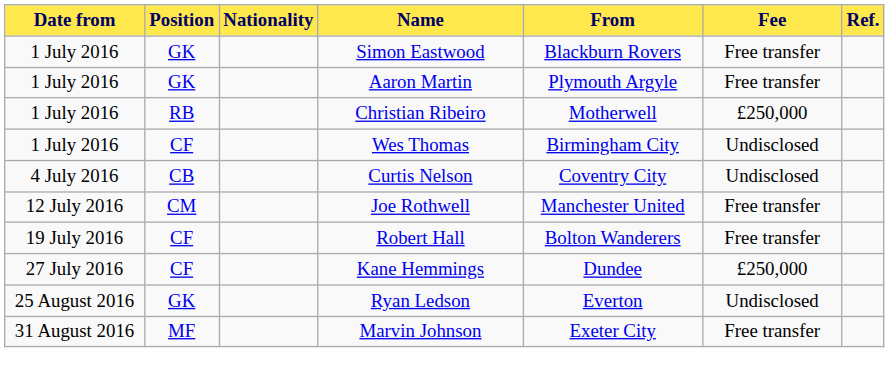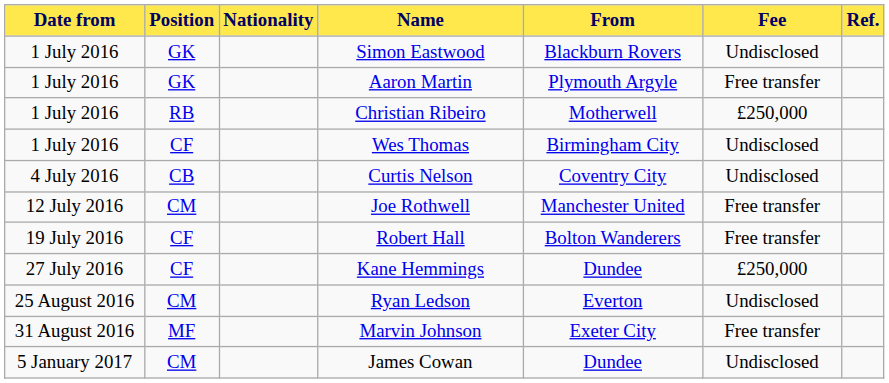(772, 51) Free transfer -> (772, 51) Undisclosed
(182, 300) GK -> (182, 300) CM
+ row: (420, 362)
